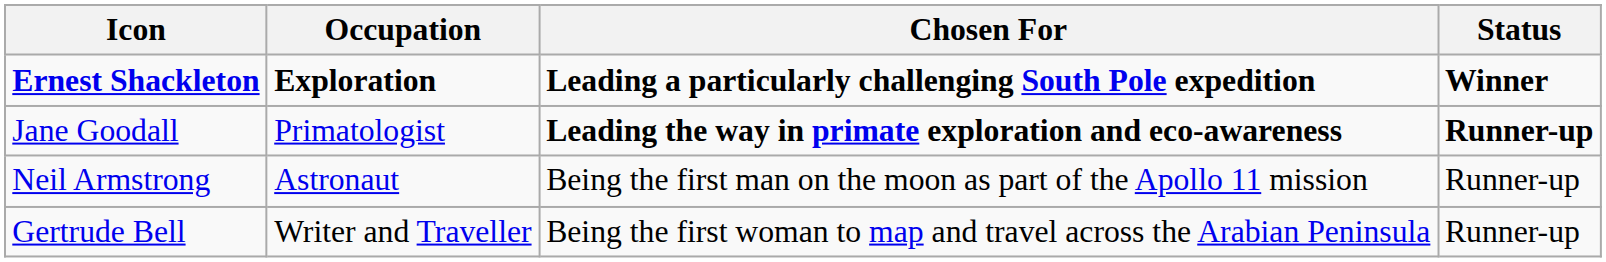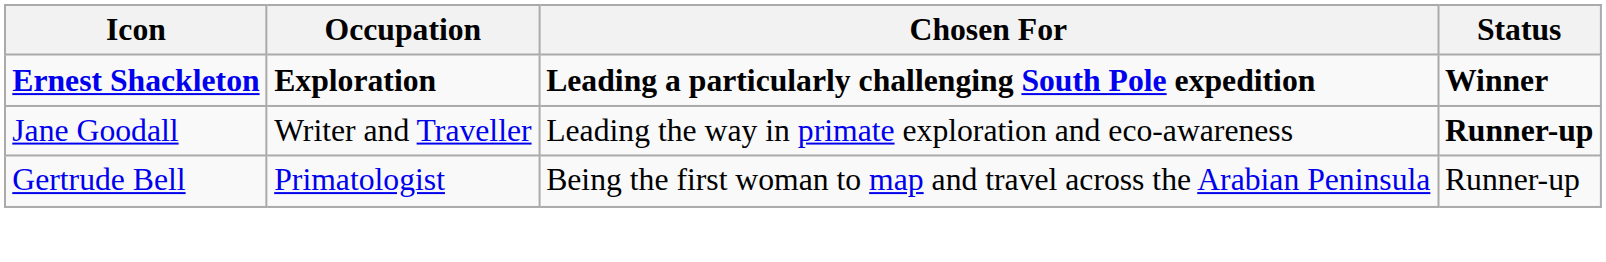(360, 130) Primatologist -> (403, 130) Writer and Traveller
(944, 130) bold -> (920, 130) normal
- row: (111, 180)
(403, 230) Writer and Traveller -> (360, 180) Primatologist
